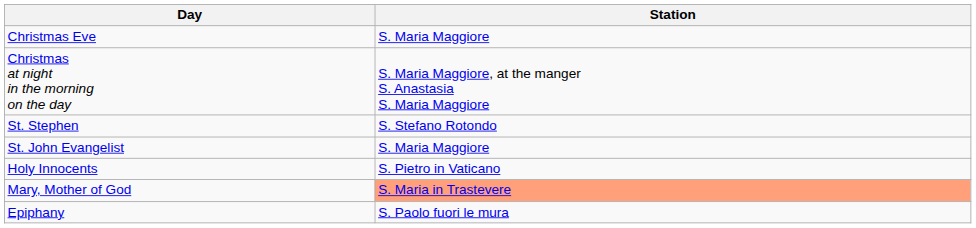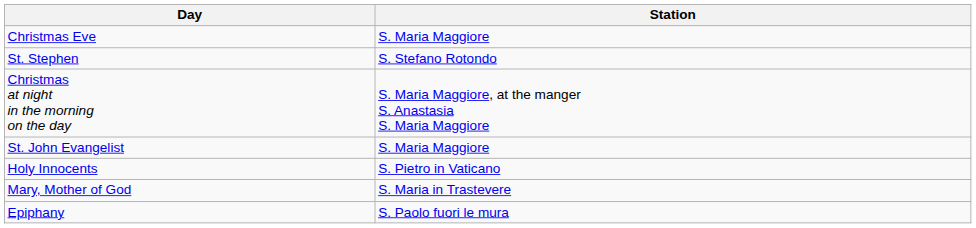rows swapped: (51, 81) <-> (43, 125)
(445, 190) lightsalmon background -> (445, 190) no background
